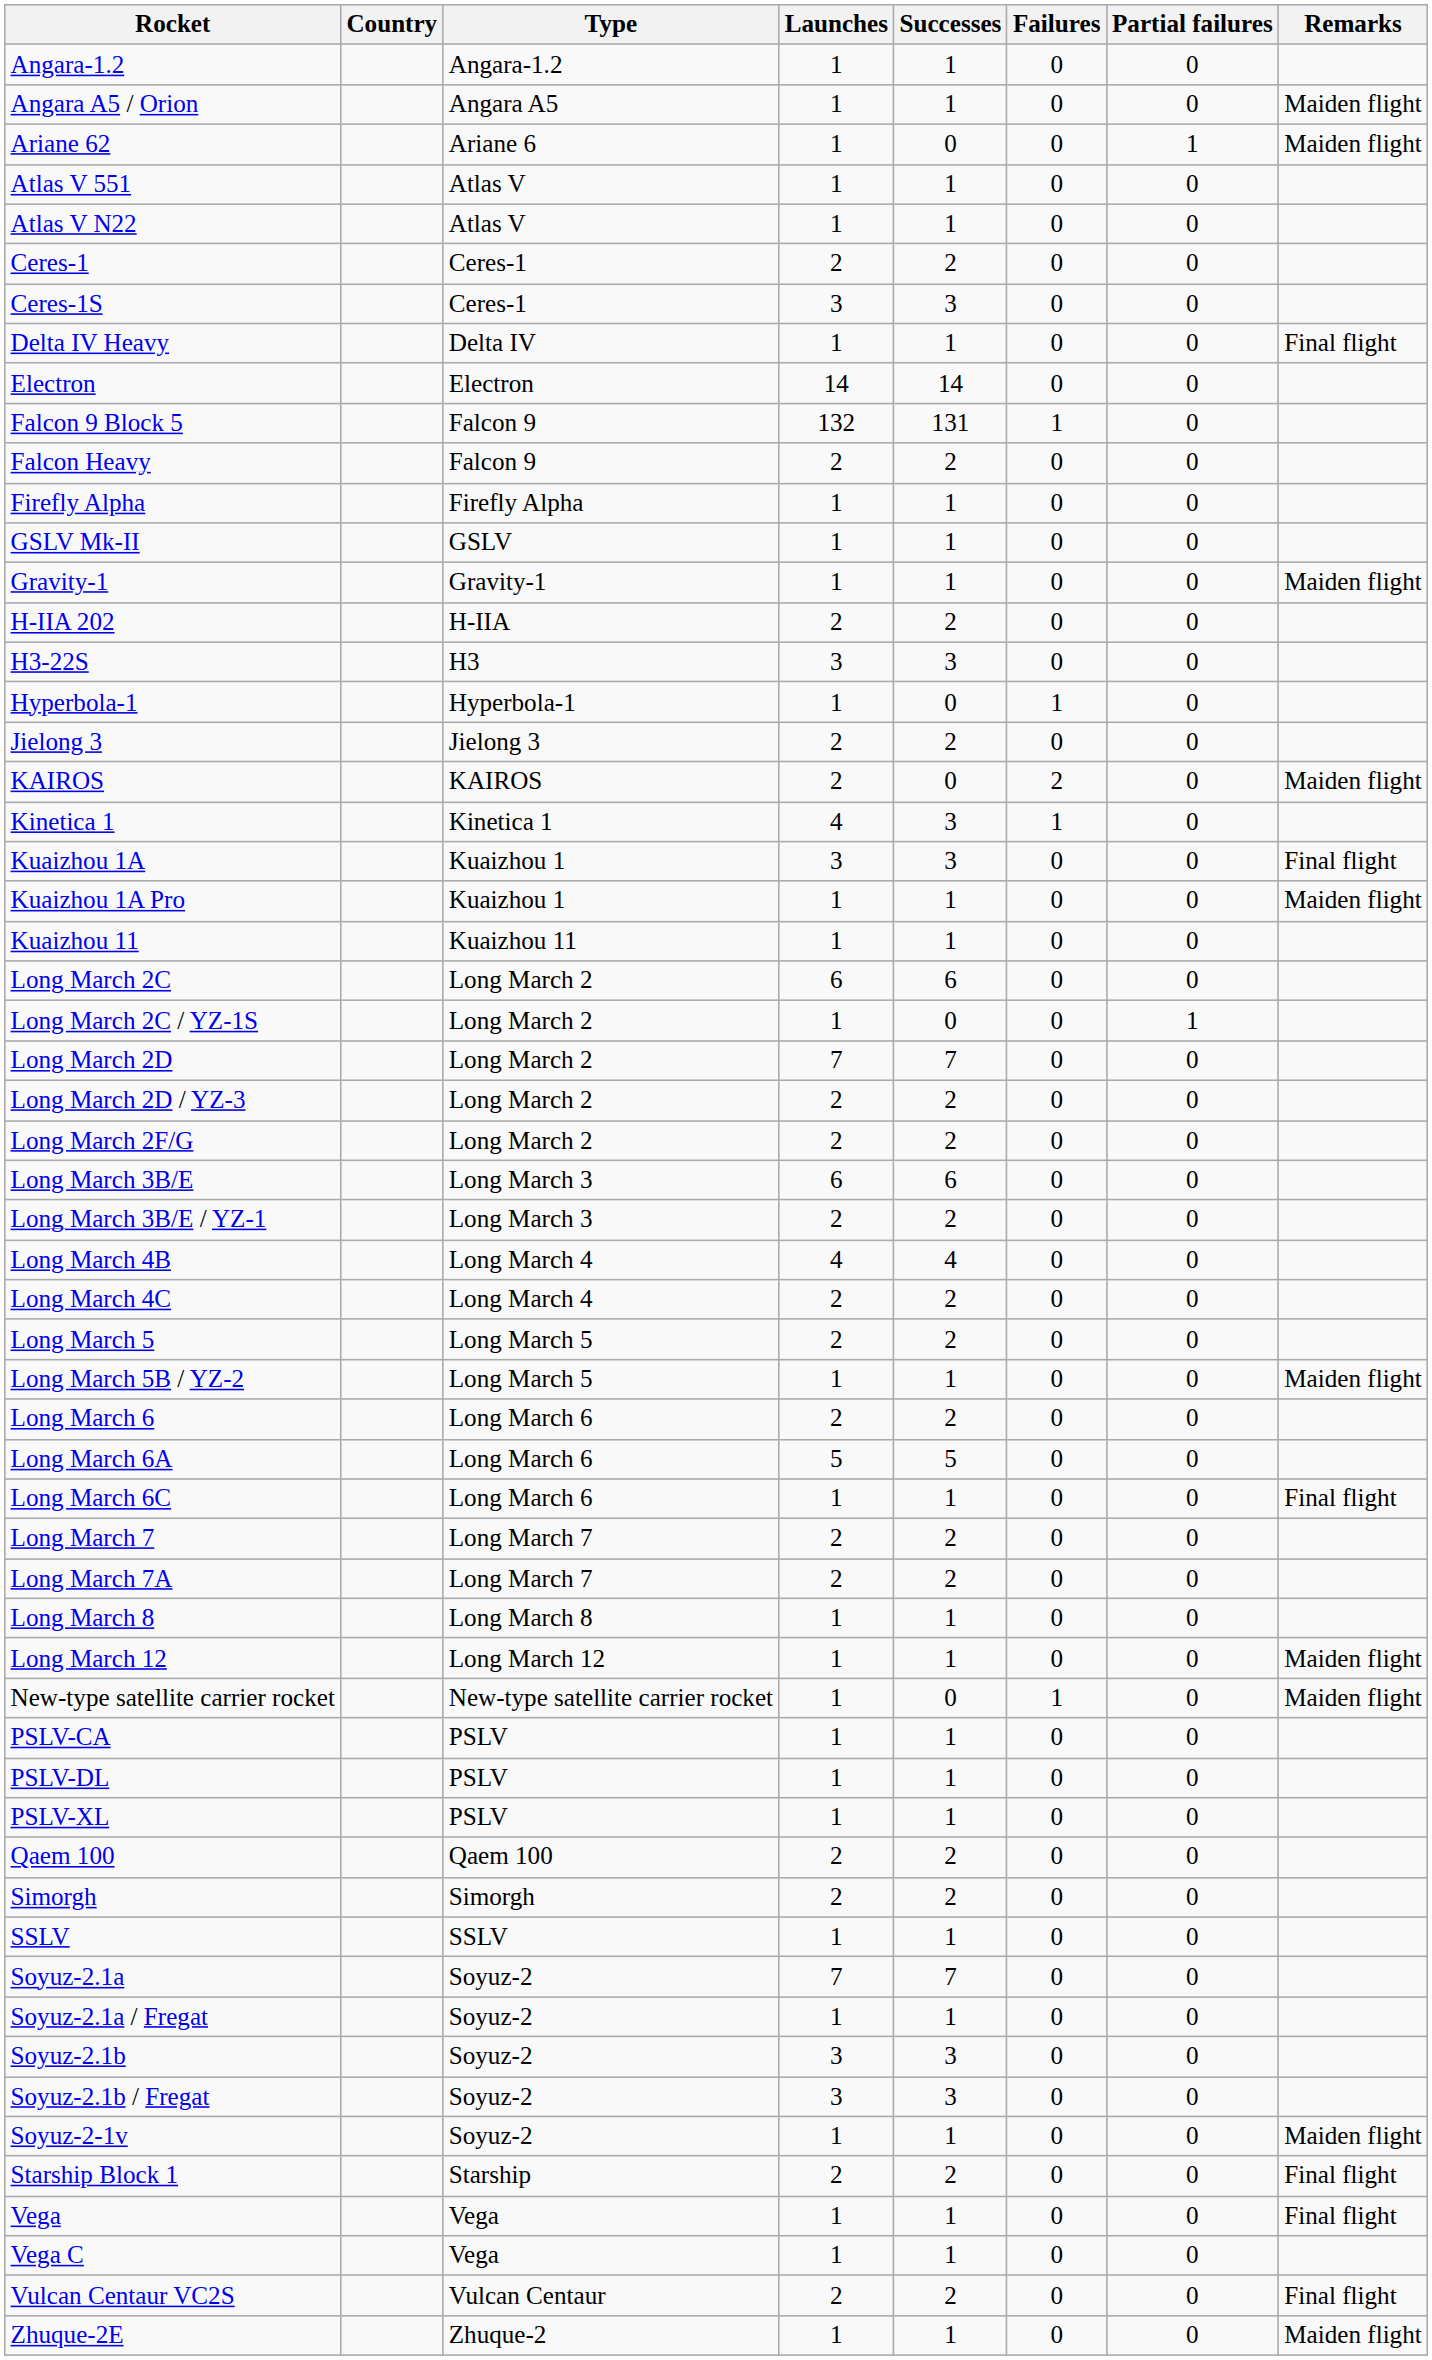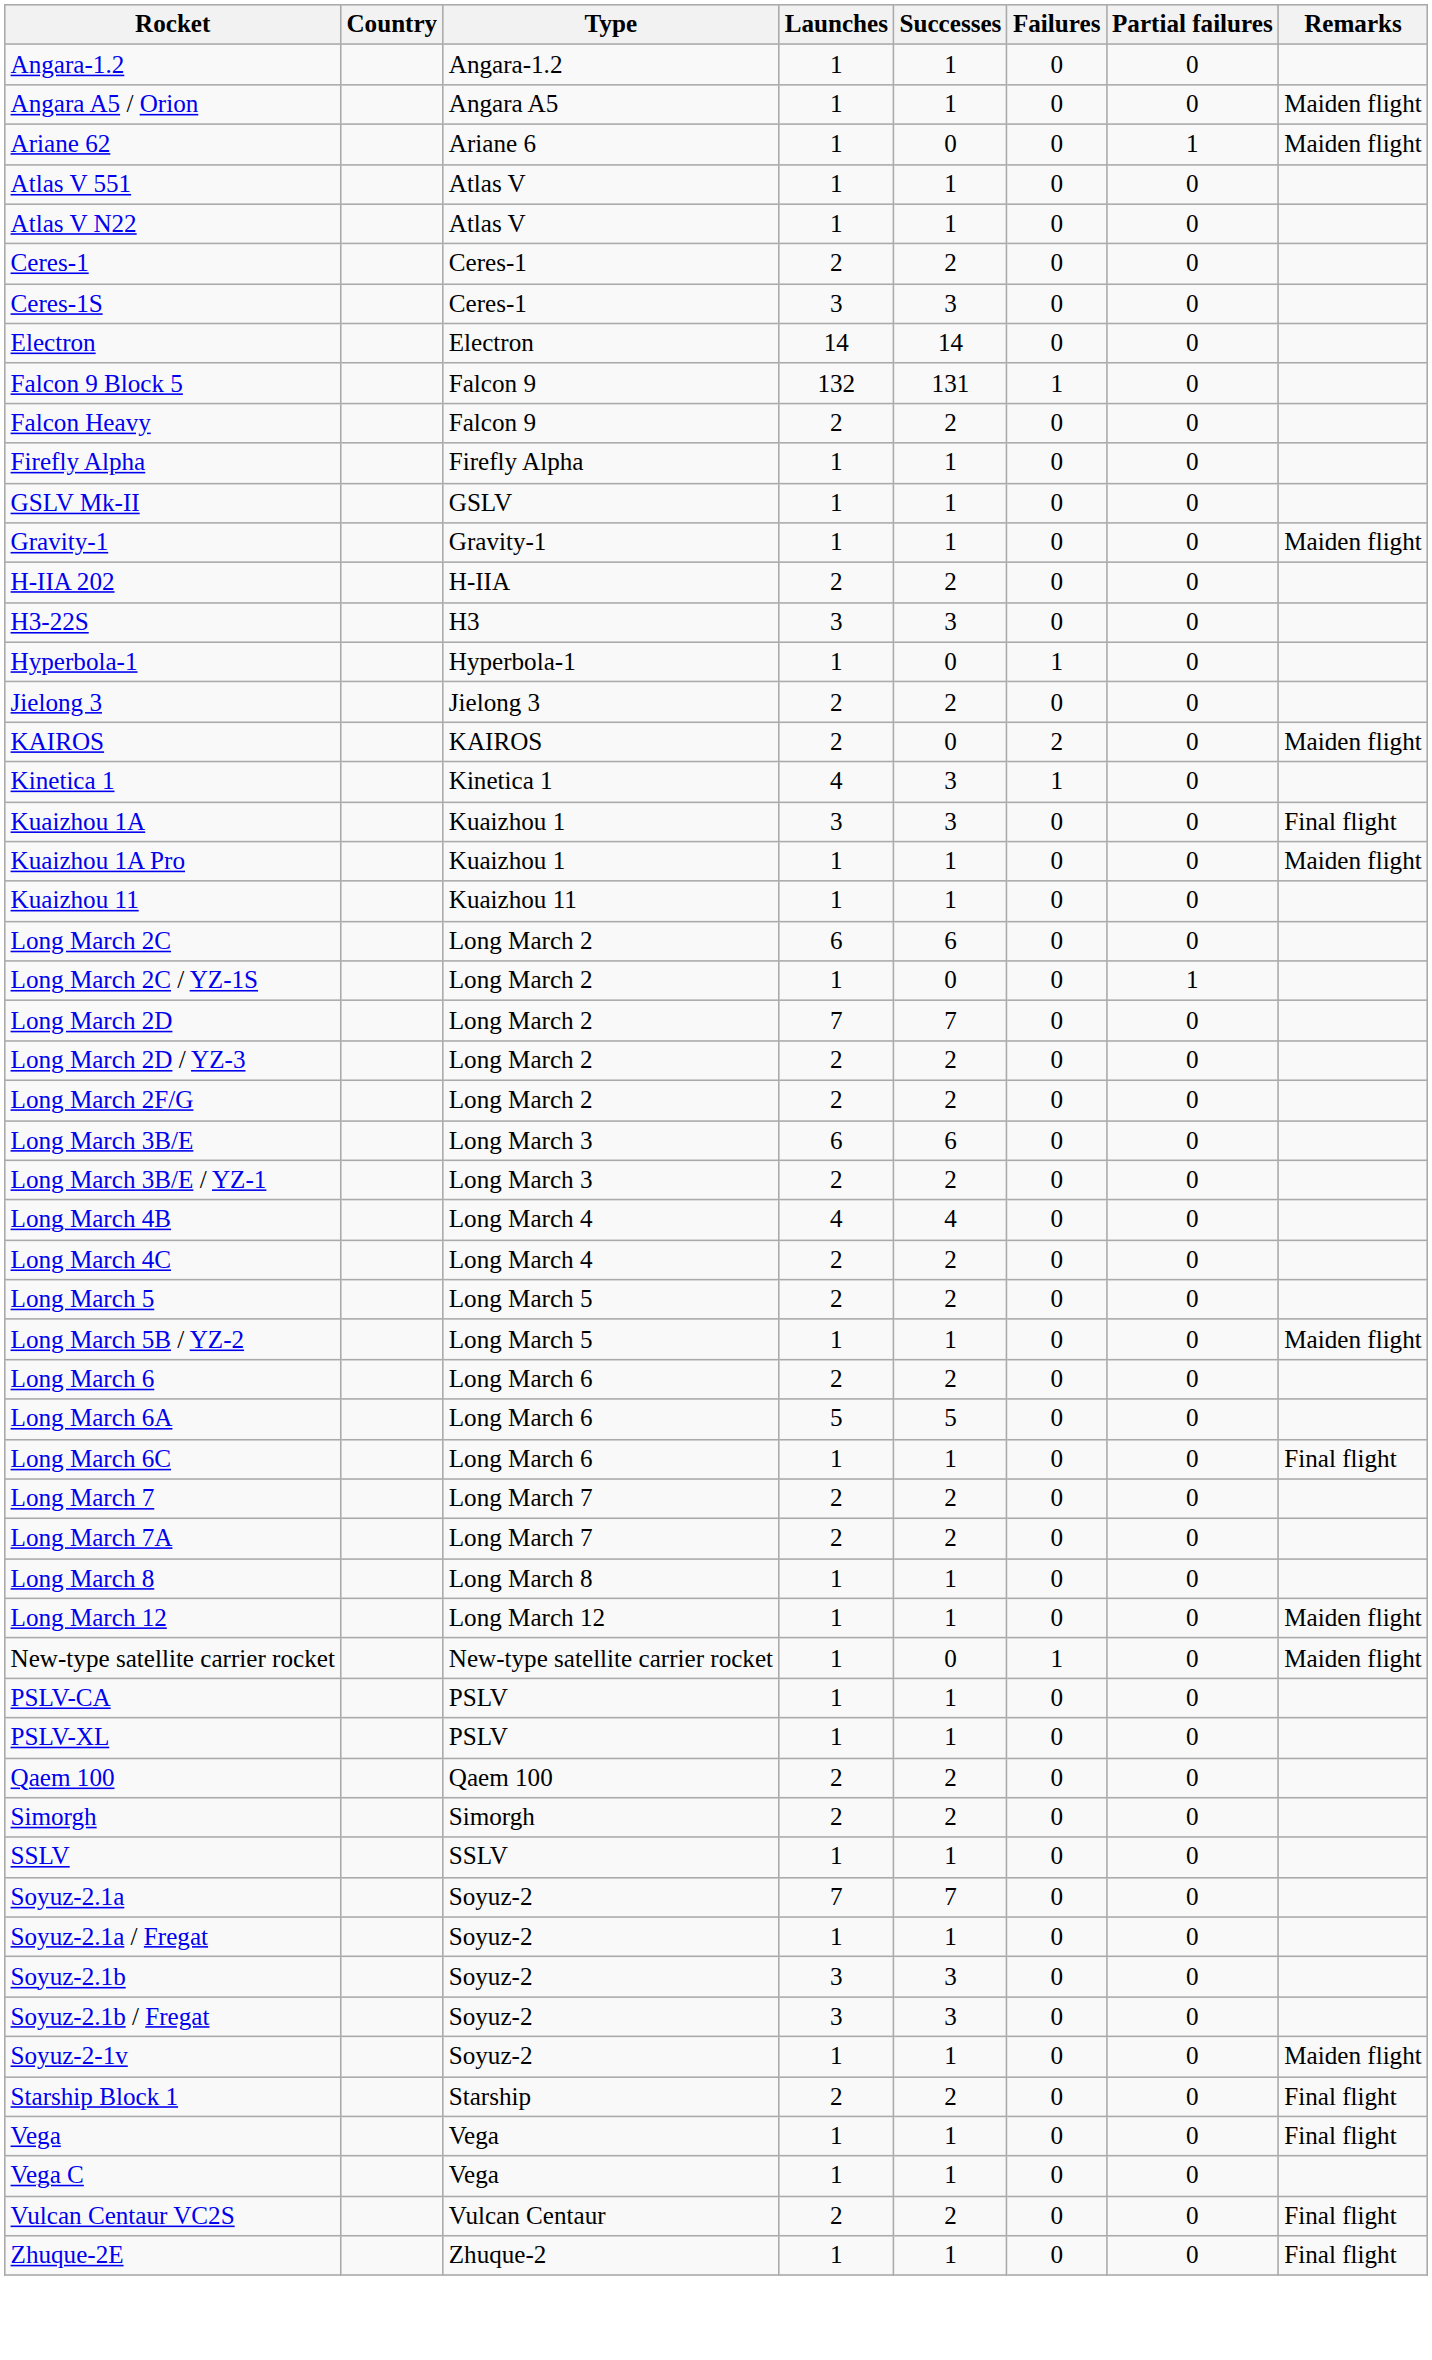- row: (90, 343)
- row: (60, 1777)
(1353, 2335) Maiden flight -> (1340, 2255) Final flight
